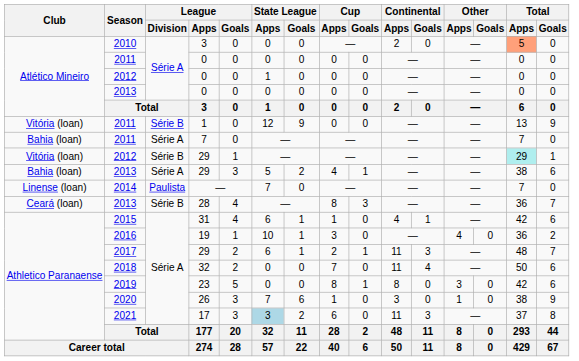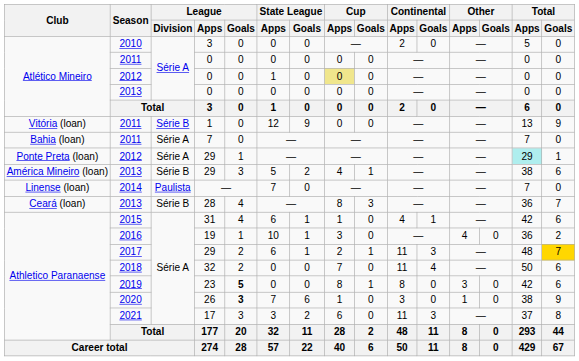(521, 44) lightsalmon background -> (527, 44) no background
(334, 76) no background -> (340, 76) khaki background
(55, 156) Vitória (loan) -> (57, 156) Ponte Preta (loan)
(167, 156) Série B -> (173, 156) Série A
(55, 172) Bahia (loan) -> (57, 172) América Mineiro (loan)
(167, 172) Série A -> (173, 172) Série B
(553, 252) no background -> (558, 252) gold background
(235, 284) normal -> (241, 284) bold
(235, 300) normal -> (241, 300) bold
(268, 316) lightblue background -> (273, 316) no background
